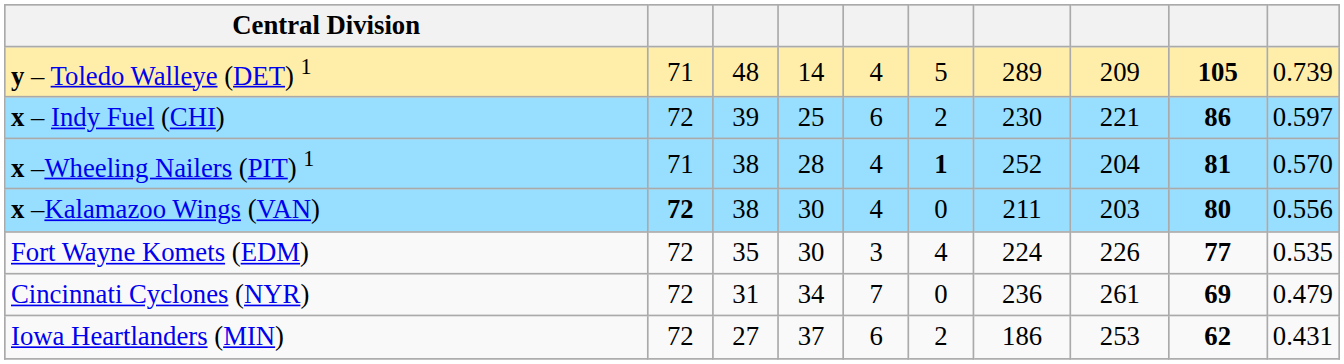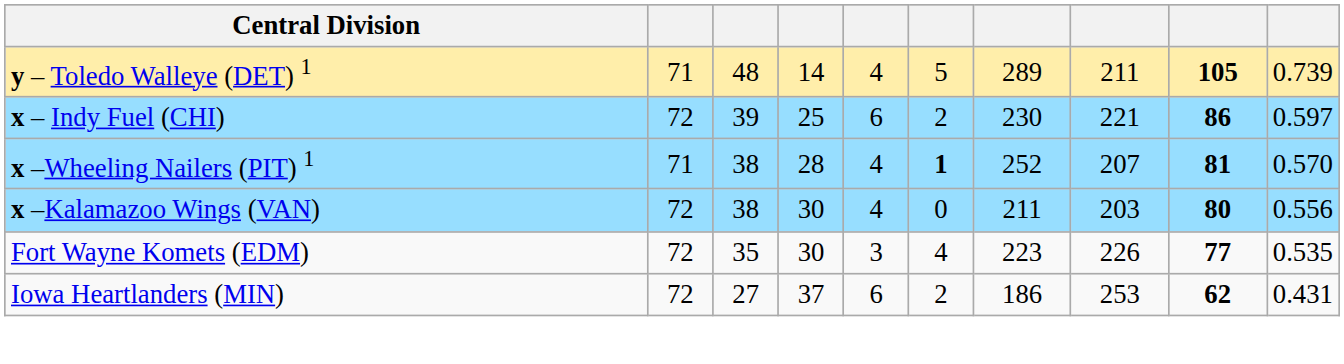(1120, 71) 209 -> (1120, 71) 211
(1120, 163) 204 -> (1120, 163) 207
(680, 209) bold -> (680, 209) normal
(1022, 252) 224 -> (1022, 252) 223
- row: (160, 294)
